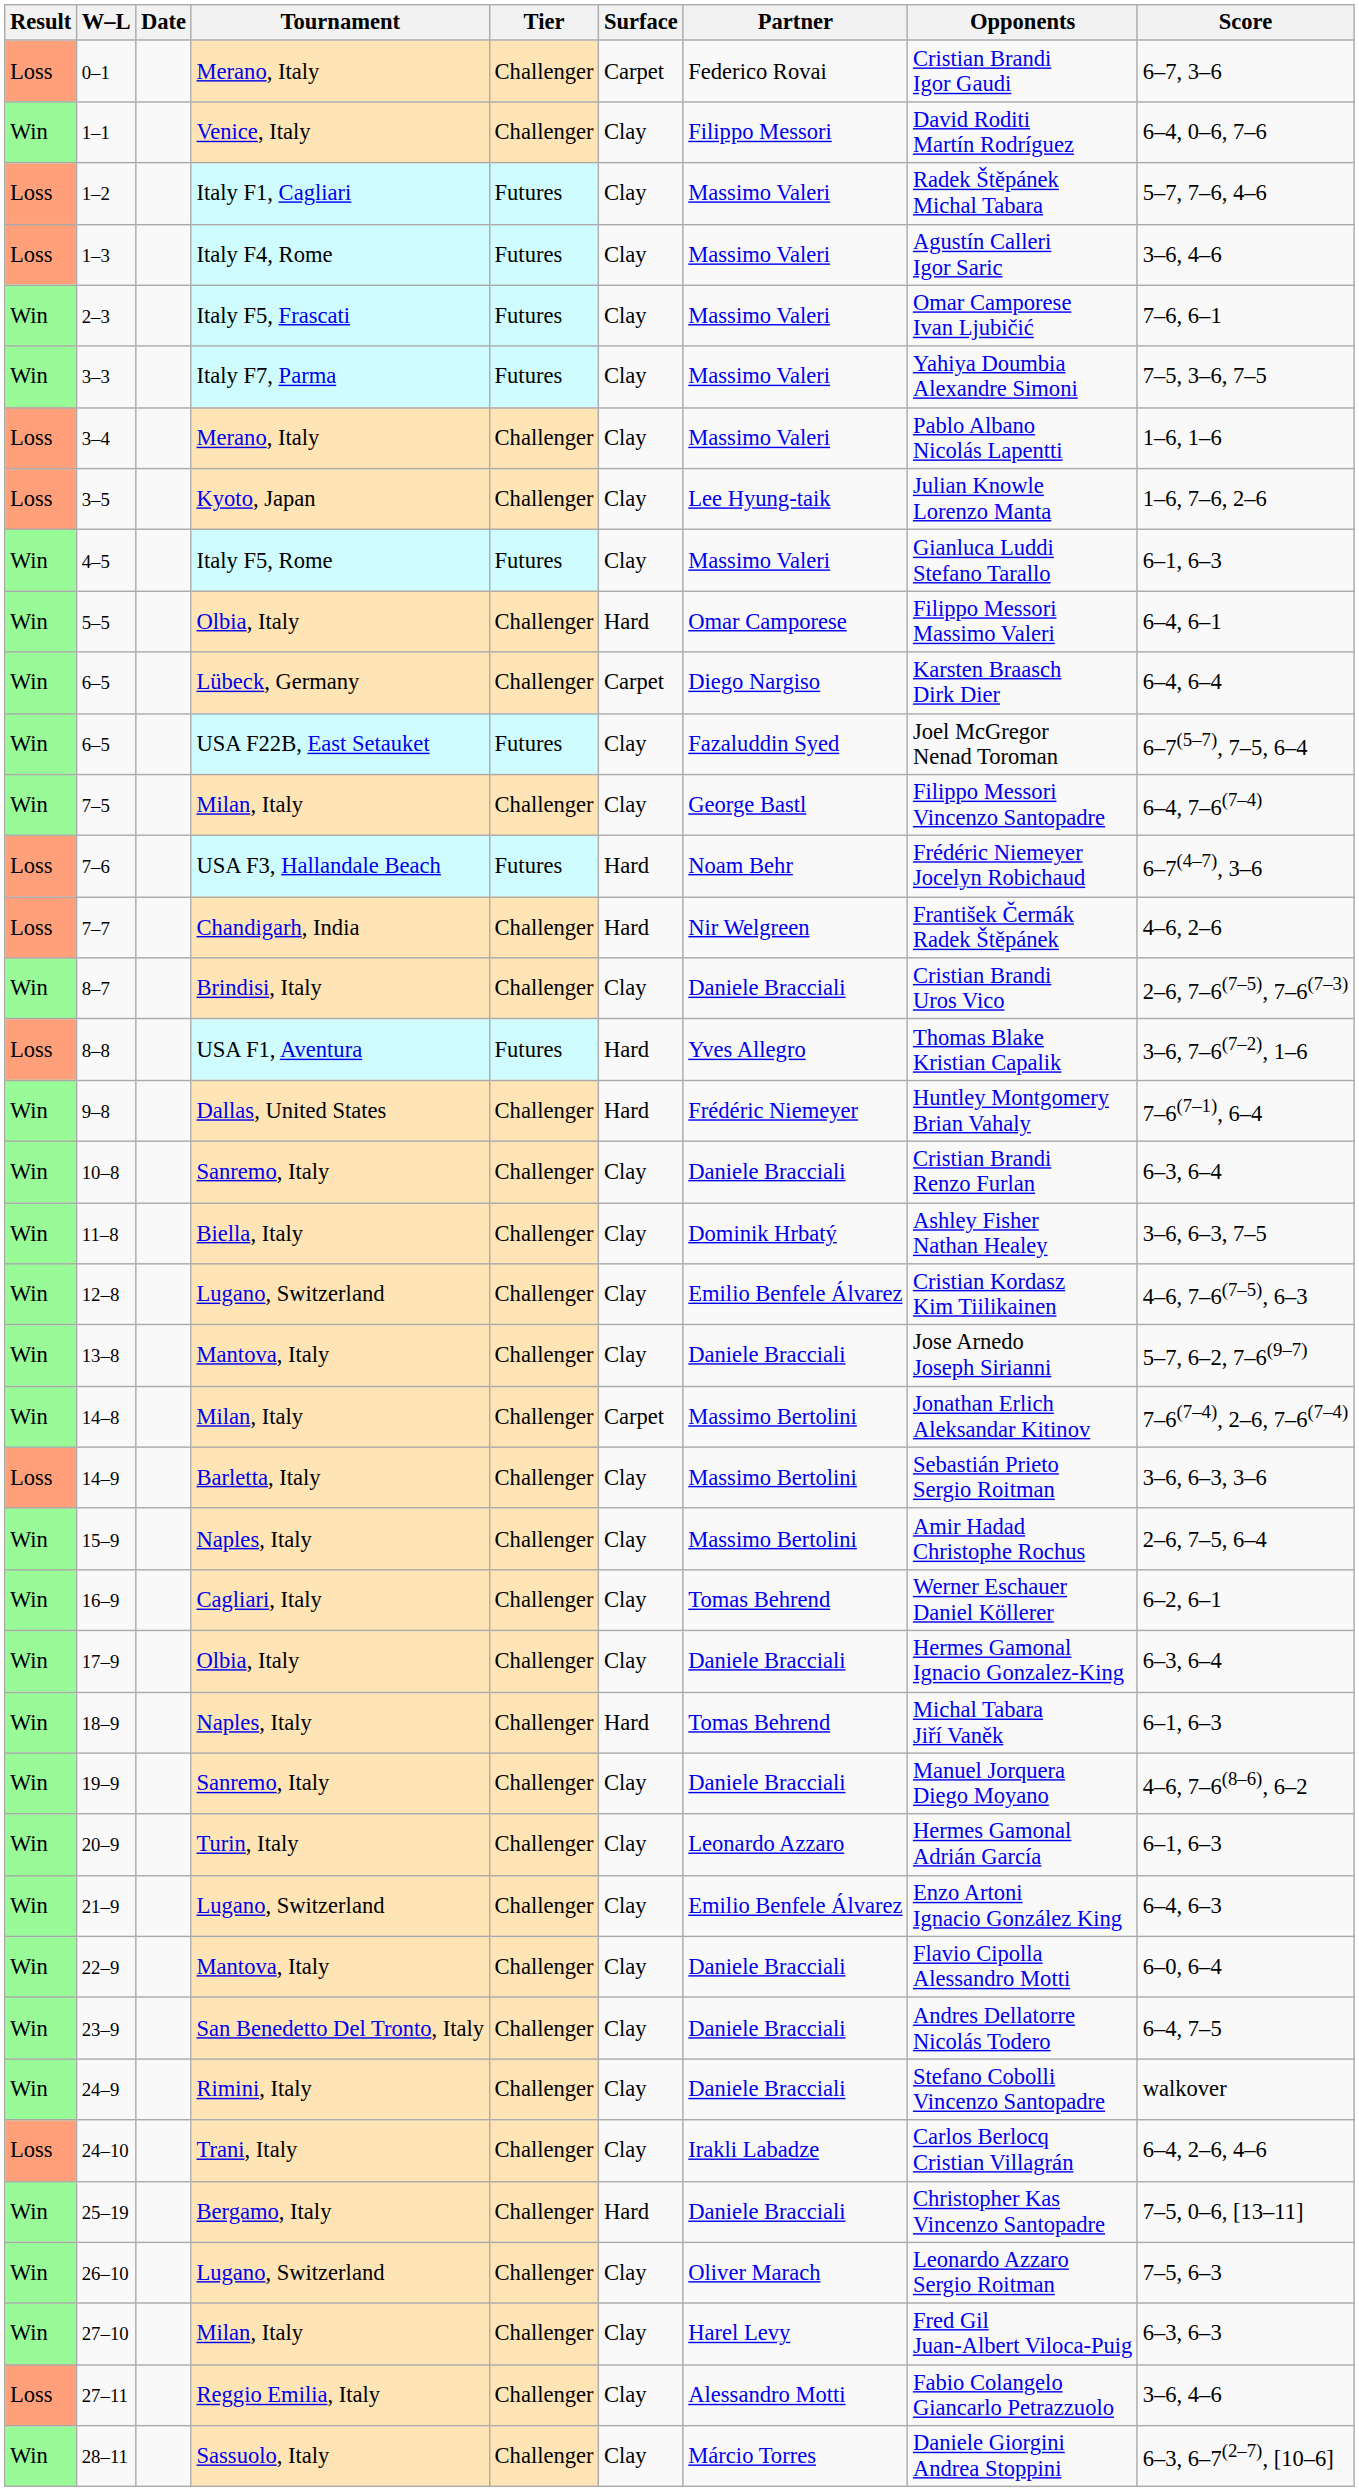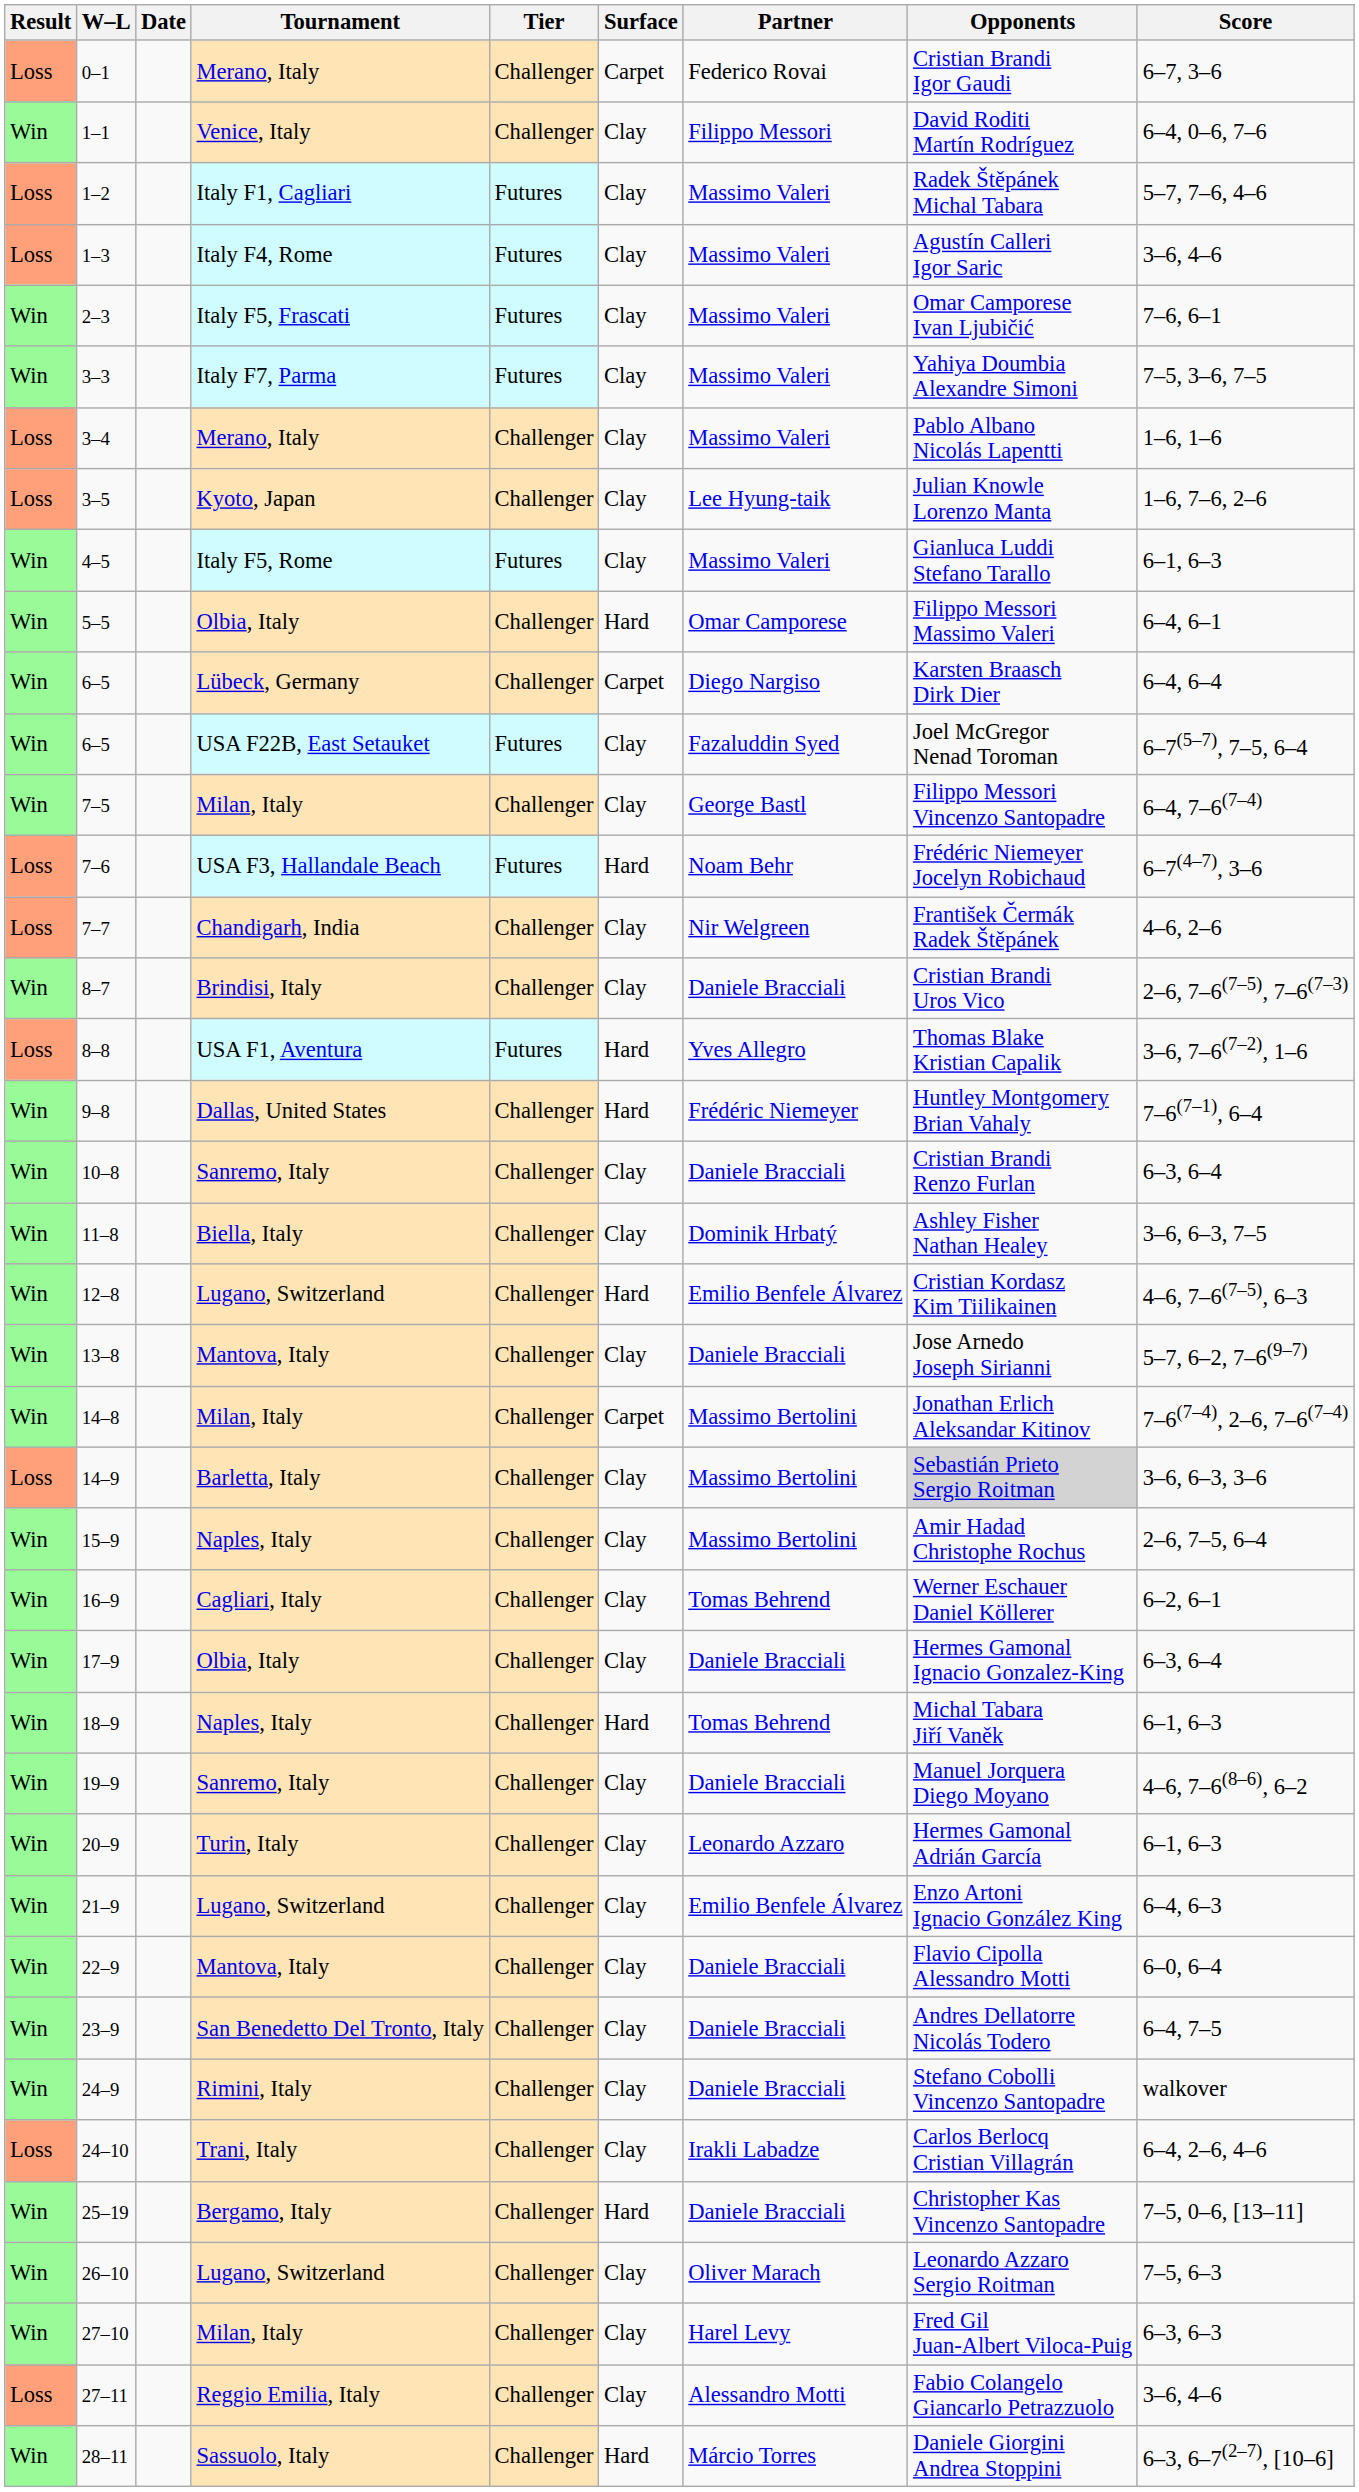(626, 927) Hard -> (625, 927) Clay
(625, 1294) Clay -> (626, 1294) Hard
(986, 1477) no background -> (986, 1477) lightgrey background
(625, 2456) Clay -> (626, 2456) Hard
